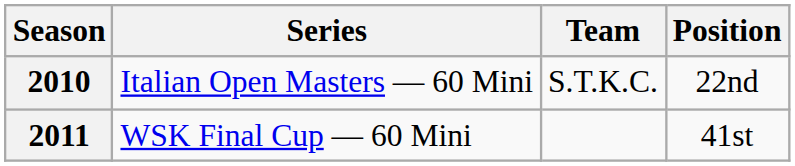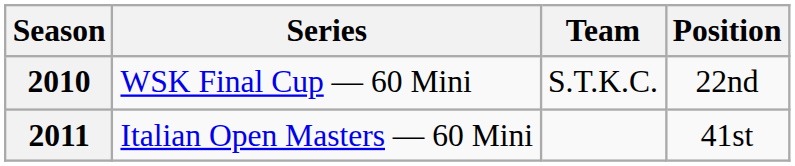(327, 82) Italian Open Masters — 60 Mini -> (296, 82) WSK Final Cup — 60 Mini
(296, 134) WSK Final Cup — 60 Mini -> (327, 134) Italian Open Masters — 60 Mini
